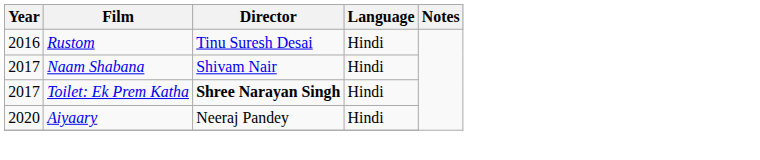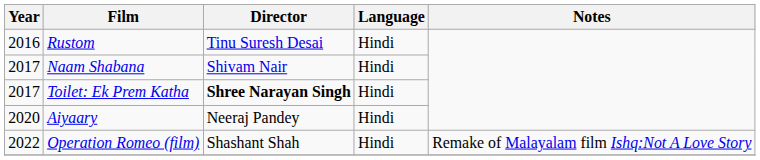+ row: (123, 142)
